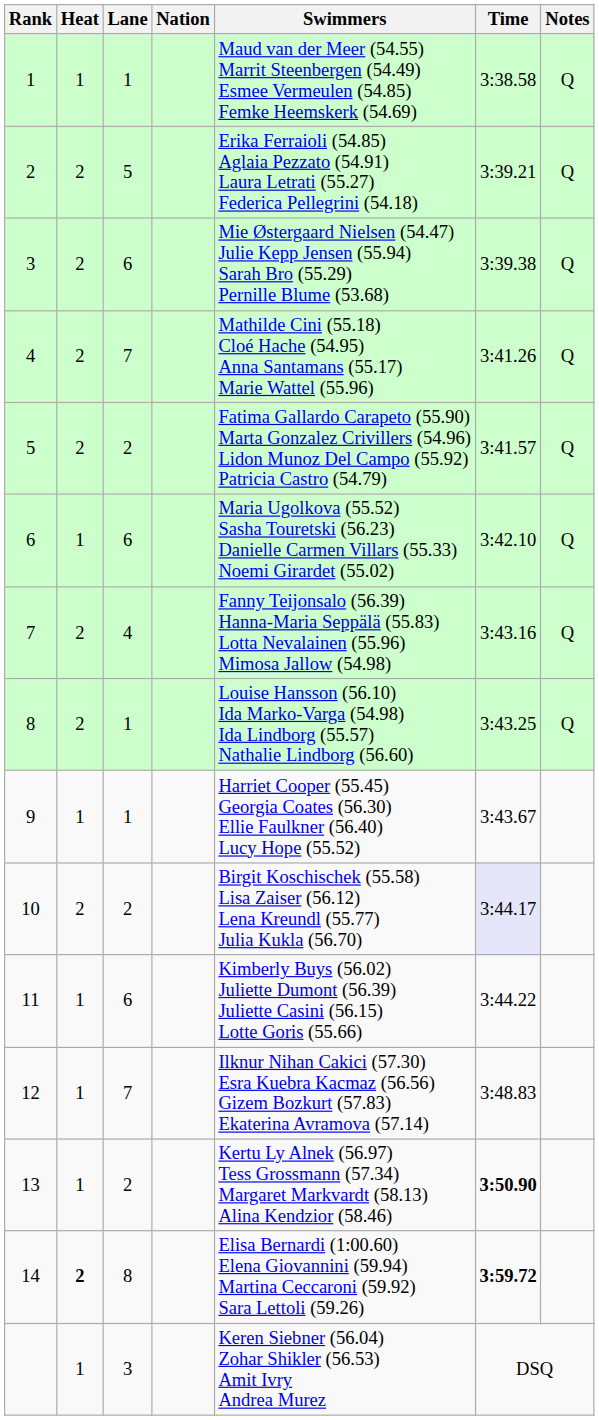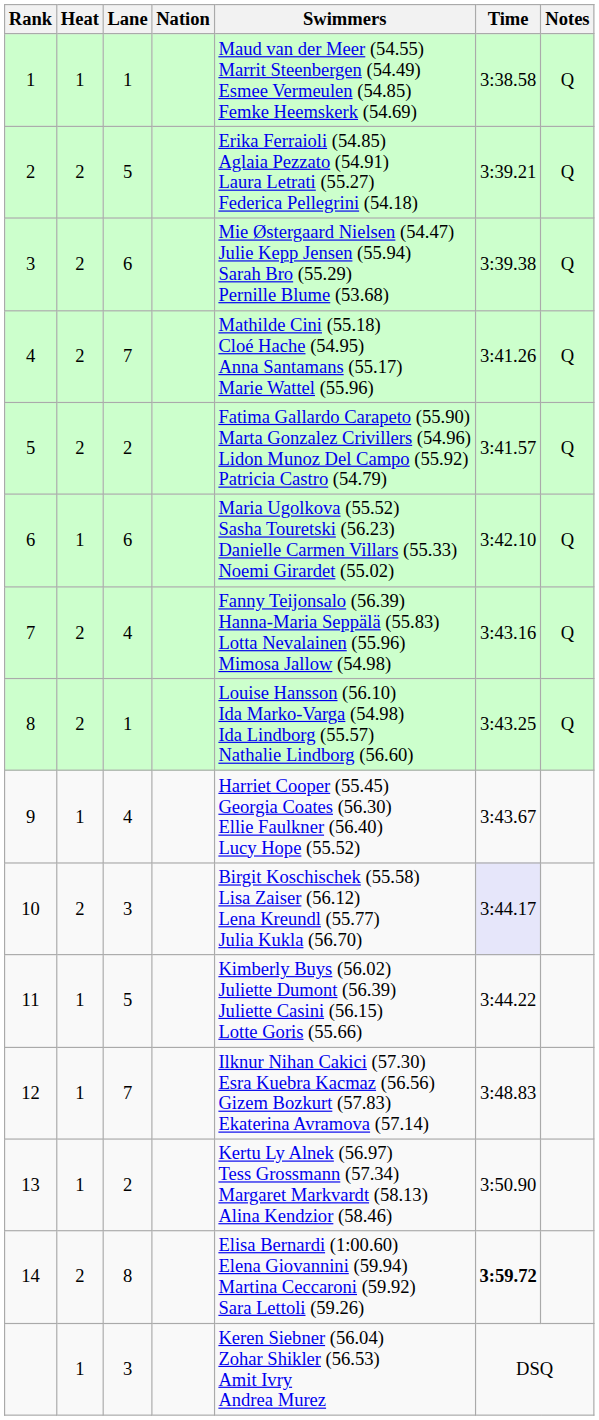(128, 816) 1 -> (128, 816) 4
(128, 908) 2 -> (128, 908) 3
(128, 1000) 6 -> (128, 1000) 5
(508, 1184) bold -> (508, 1184) normal
(80, 1276) bold -> (80, 1276) normal
